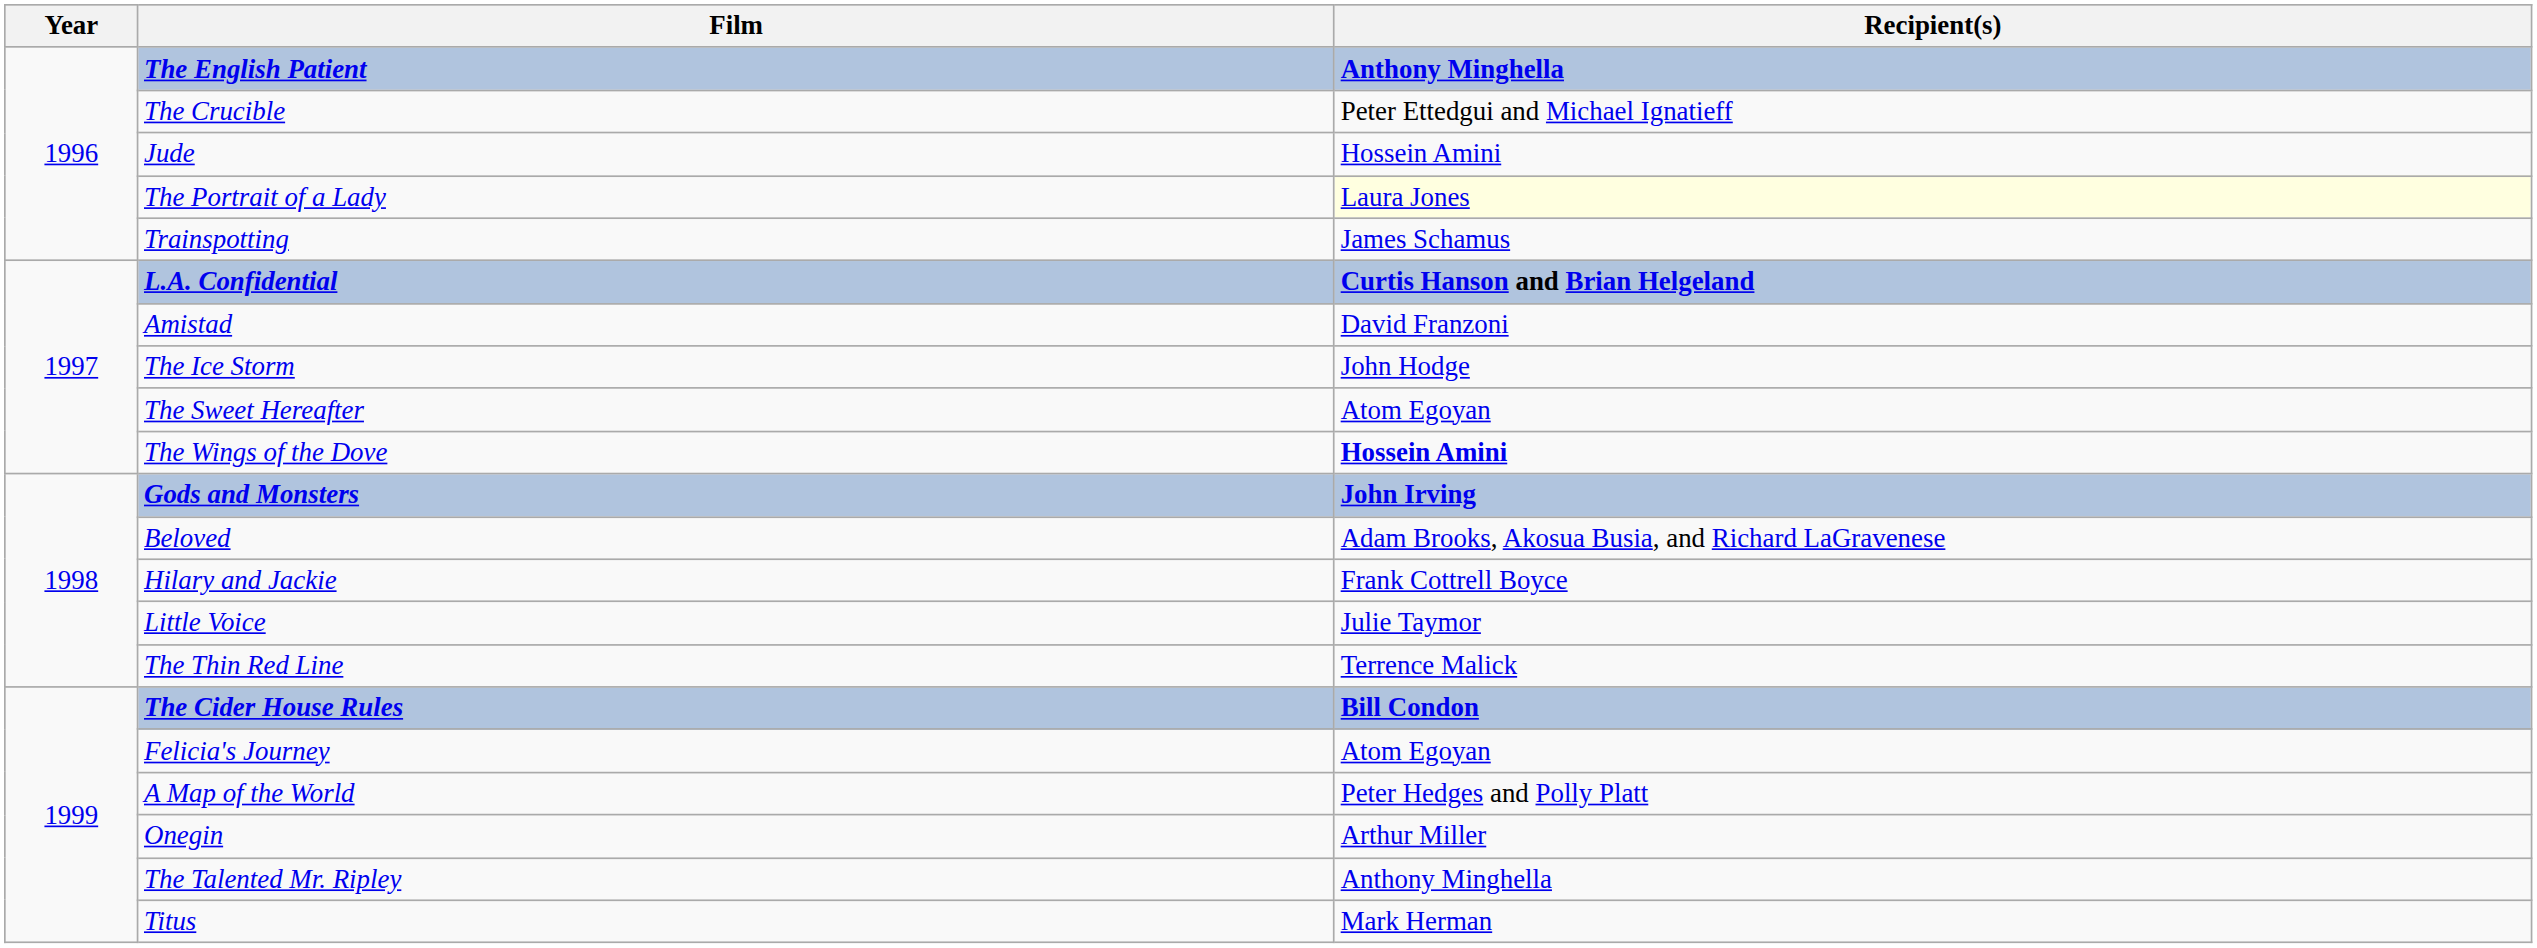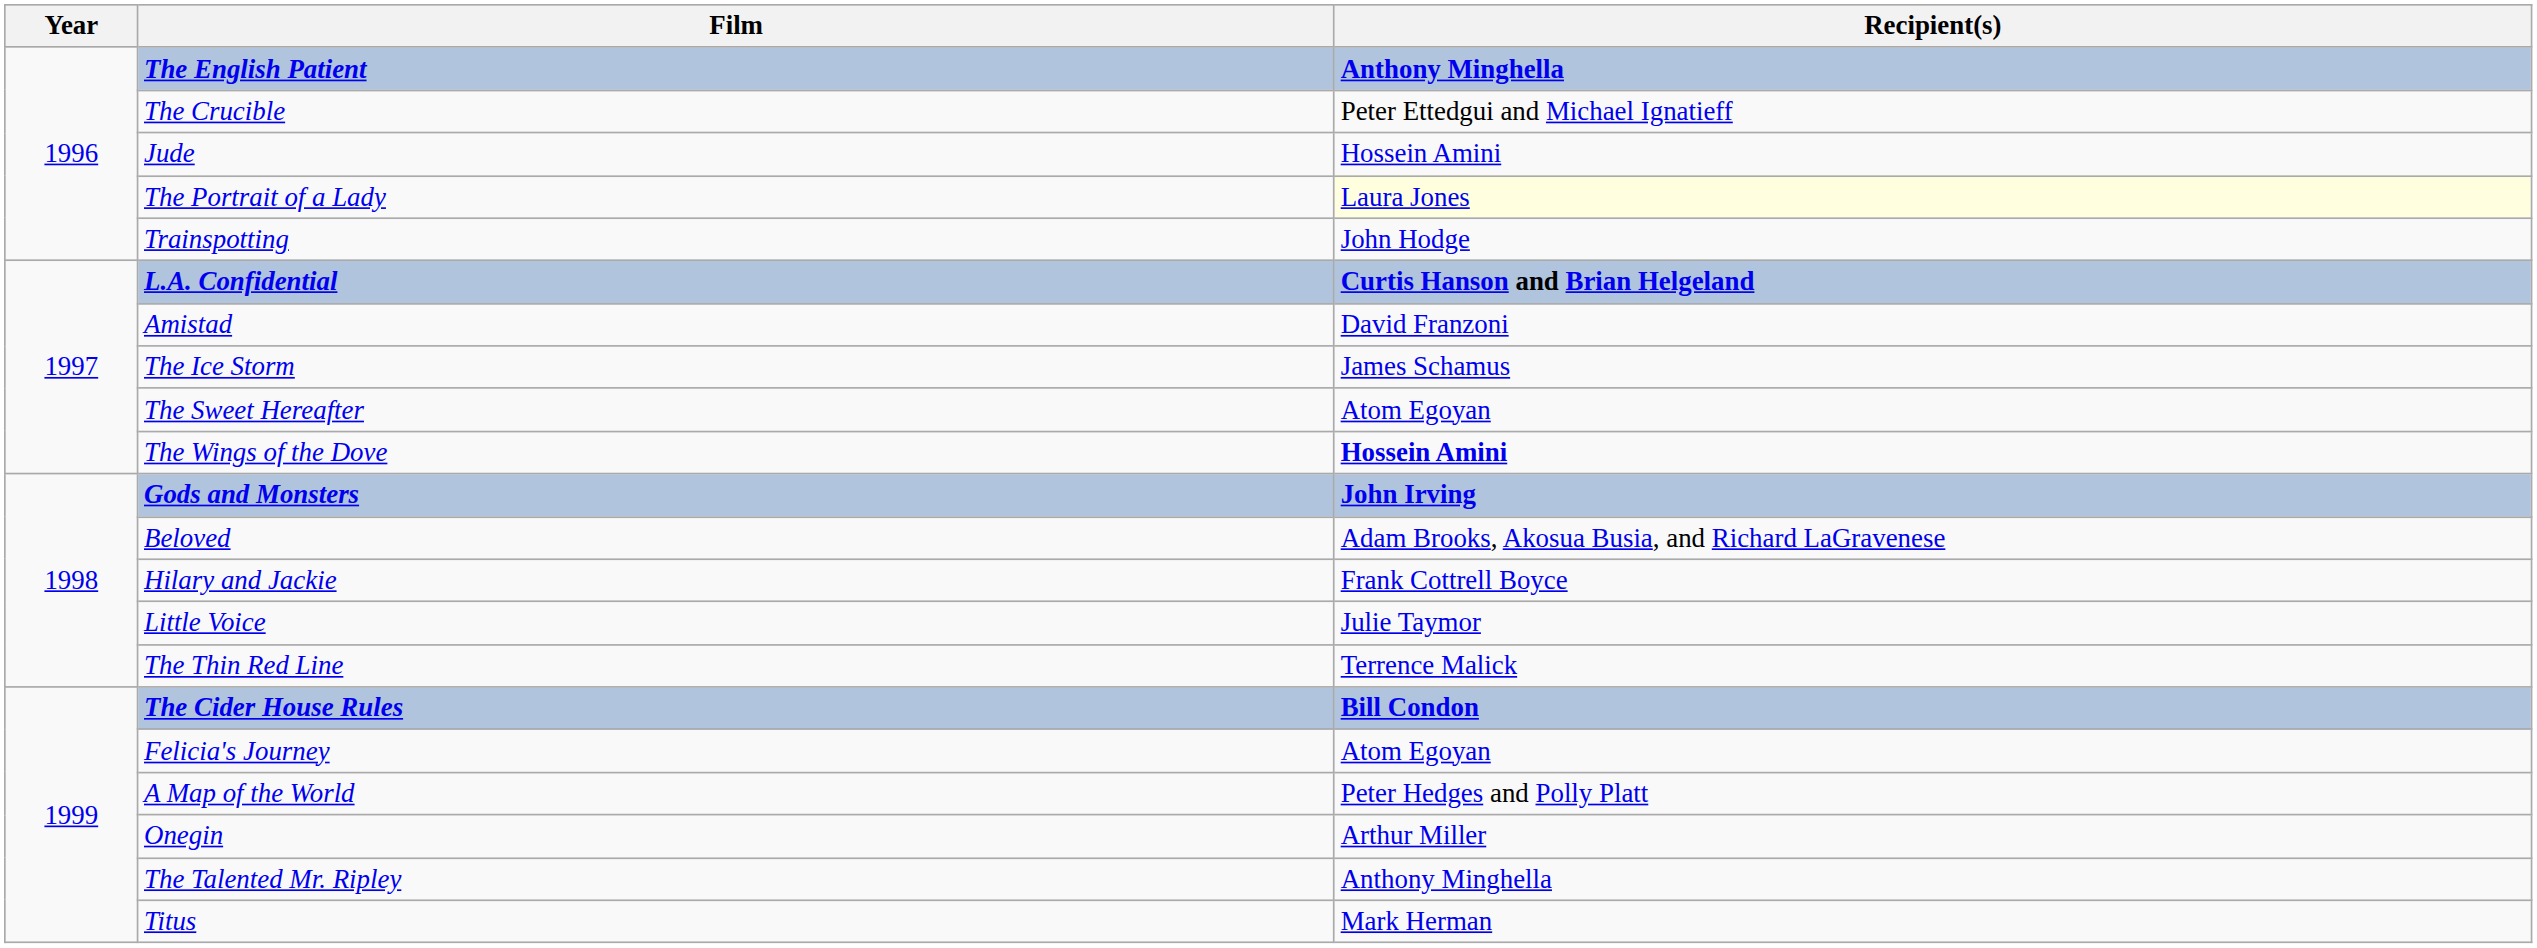(1425, 238) James Schamus -> (1405, 238) John Hodge
(1405, 366) John Hodge -> (1425, 366) James Schamus
